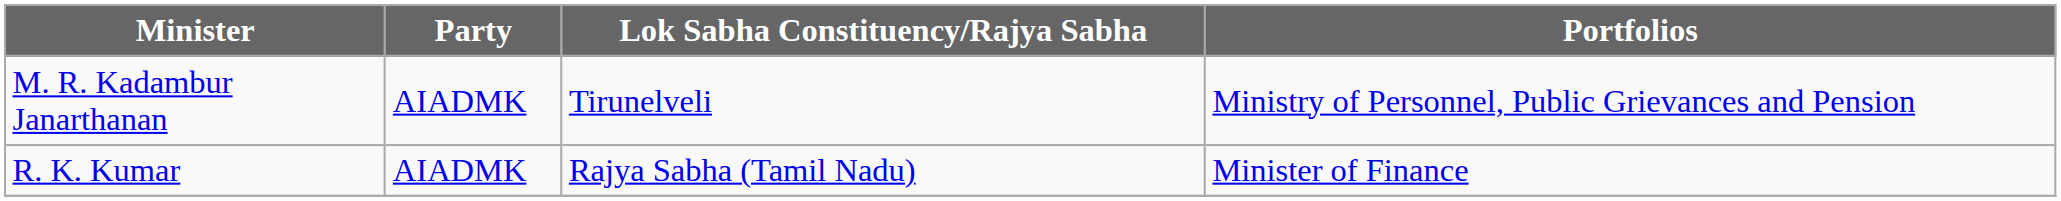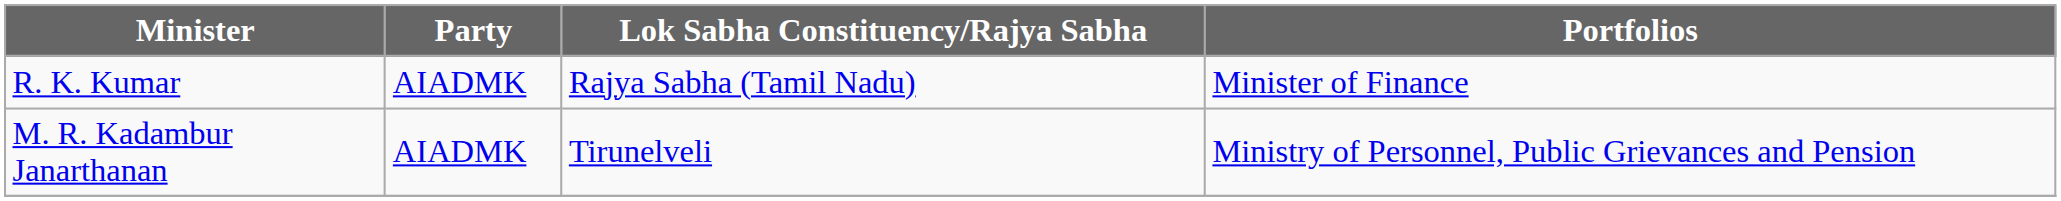rows swapped: (123, 100) <-> (96, 169)
